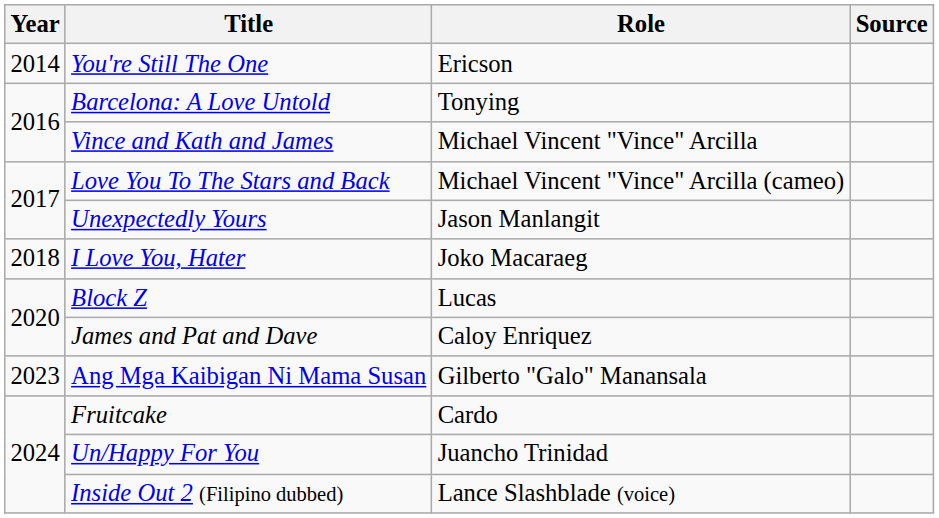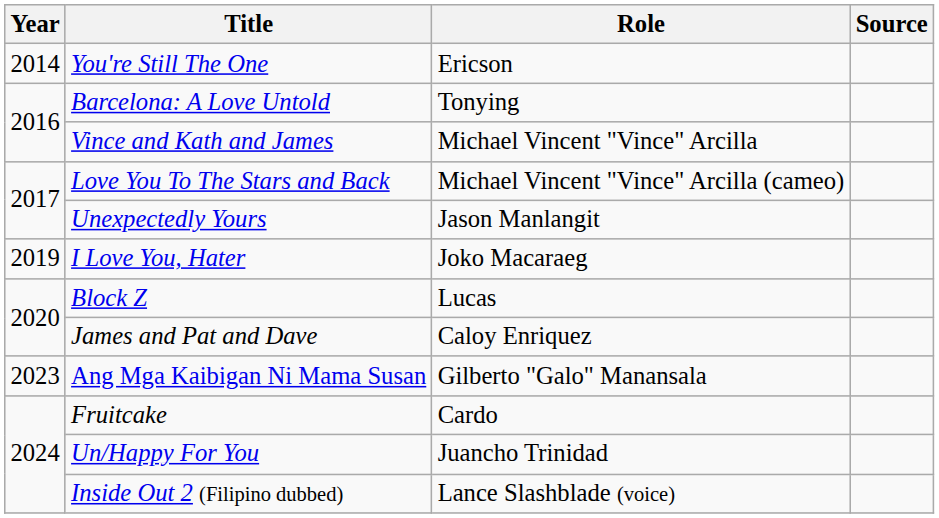(35, 258) 2018 -> (35, 258) 2019
